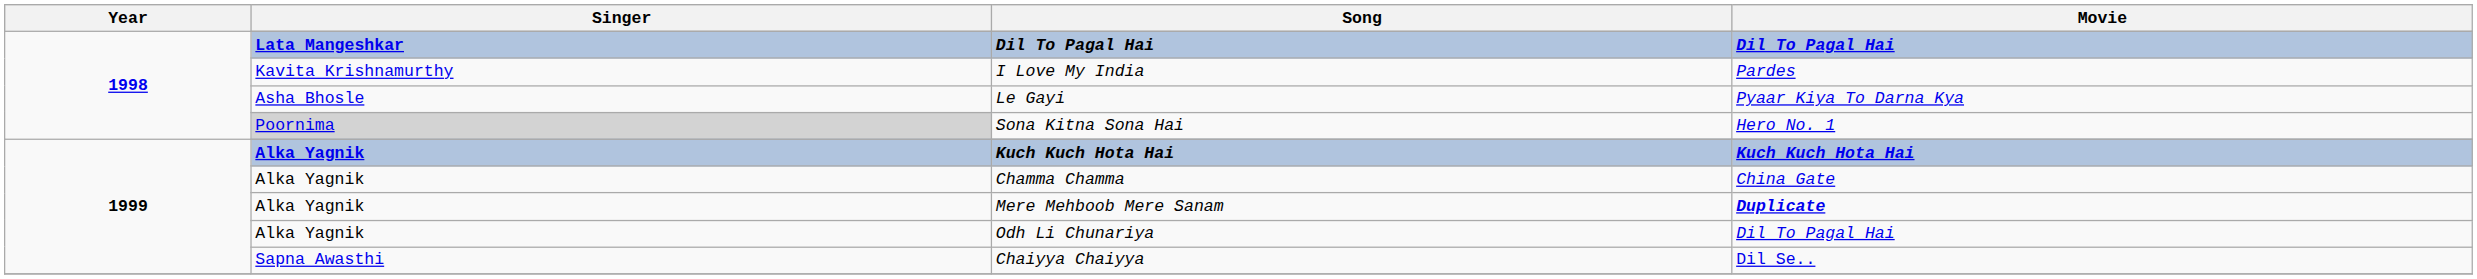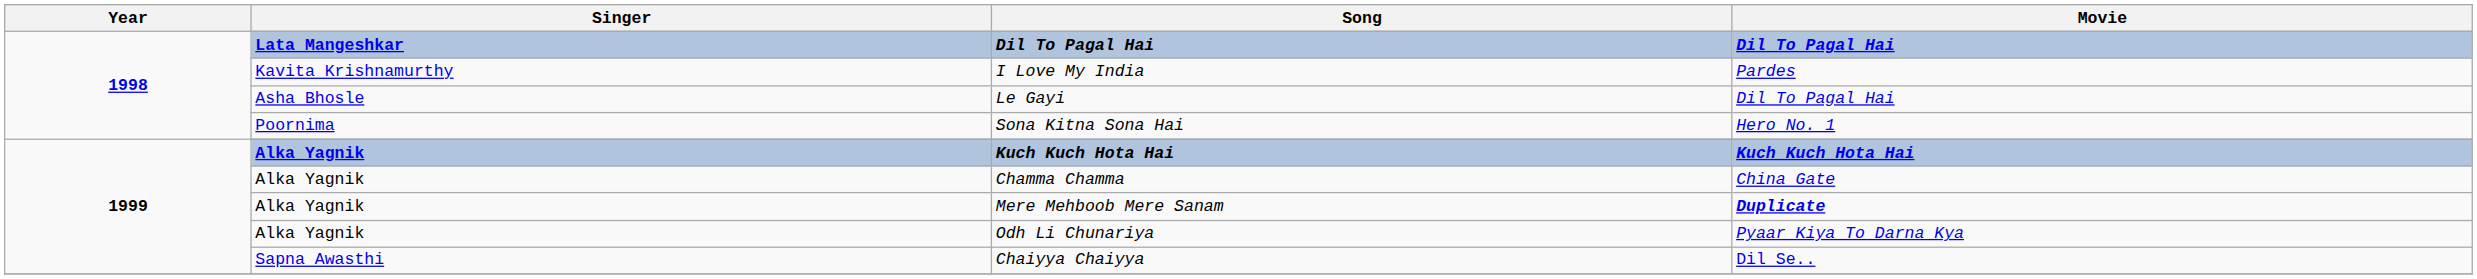(1850, 99) Pyaar Kiya To Darna Kya -> (1815, 99) Dil To Pagal Hai
(295, 126) lightgrey background -> (295, 126) no background
(1815, 233) Dil To Pagal Hai -> (1850, 233) Pyaar Kiya To Darna Kya
